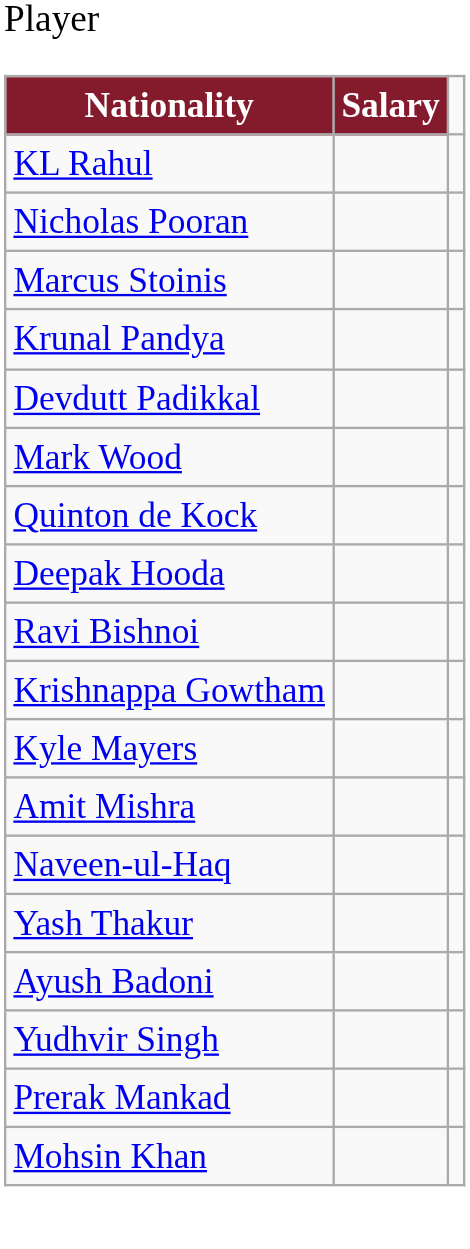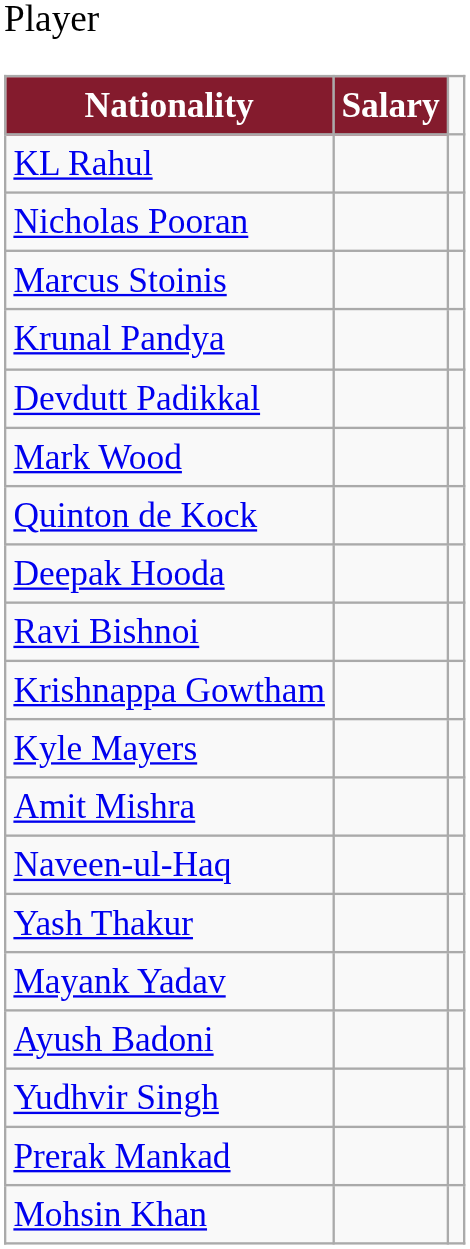+ row: (120, 980)
